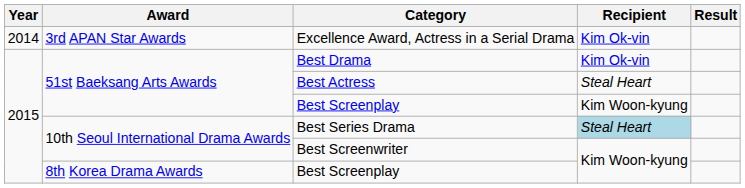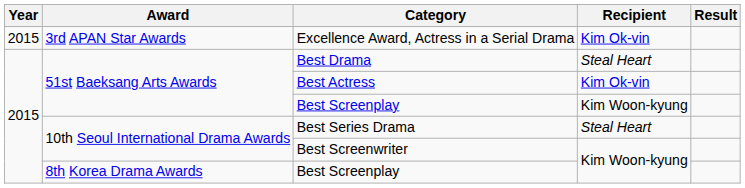(23, 37) 2014 -> (23, 37) 2015
(615, 60) Kim Ok-vin -> (616, 60) Steal Heart
(616, 82) Steal Heart -> (615, 82) Kim Ok-vin
(616, 127) lightblue background -> (616, 127) no background
